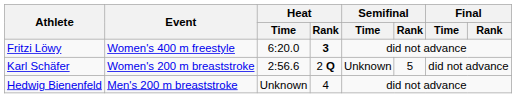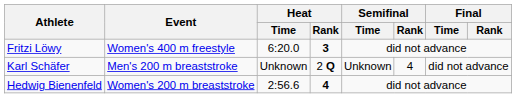(181, 67) Women's 200 m breaststroke -> (172, 67) Men's 200 m breaststroke
(284, 67) 2:56.6 -> (284, 67) Unknown
(410, 67) 5 -> (410, 67) 4
(172, 85) Men's 200 m breaststroke -> (181, 85) Women's 200 m breaststroke
(284, 85) Unknown -> (284, 85) 2:56.6
(326, 85) normal -> (326, 85) bold
